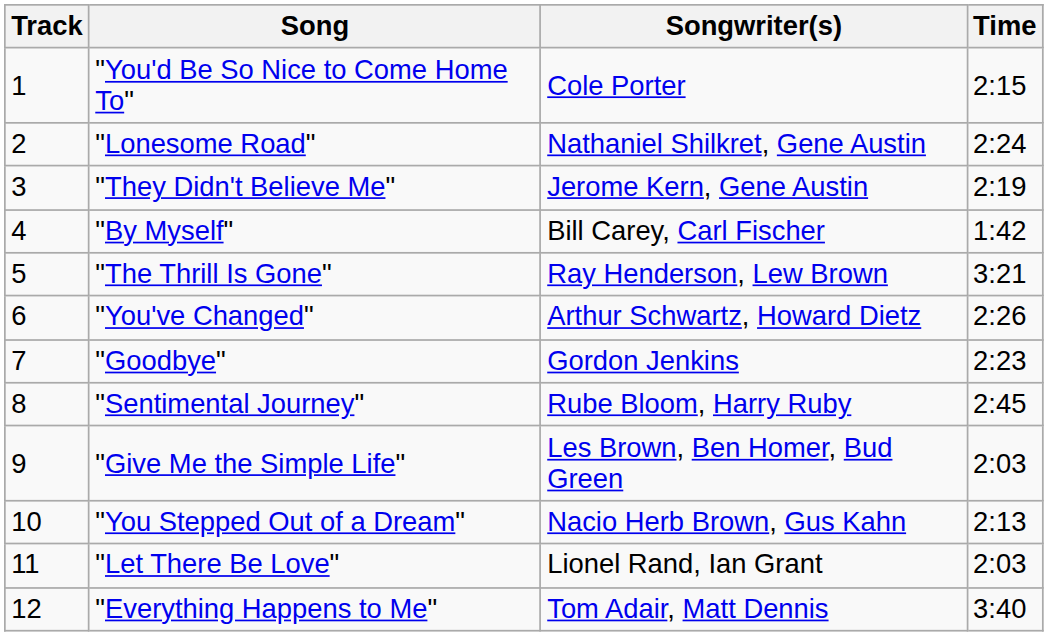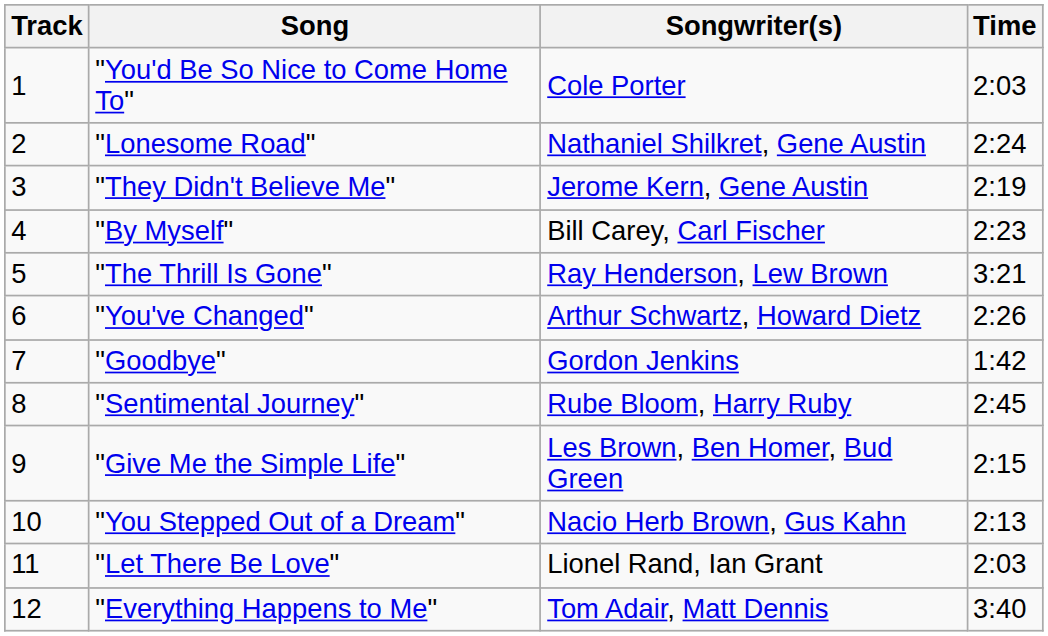(1000, 84) 2:15 -> (1000, 84) 2:03
(1000, 230) 1:42 -> (1000, 230) 2:23
(1000, 360) 2:23 -> (1000, 360) 1:42
(1000, 462) 2:03 -> (1000, 462) 2:15
